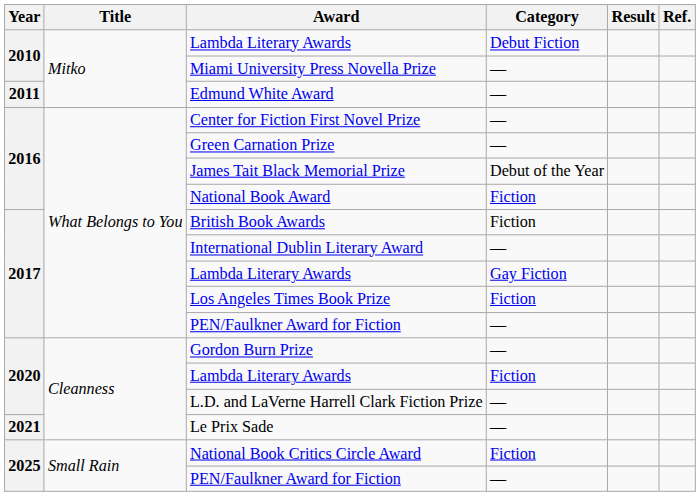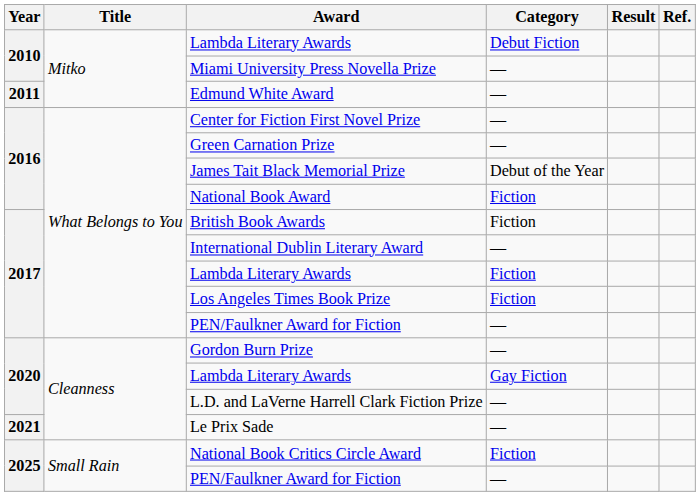(528, 273) Gay Fiction -> (513, 273) Fiction
(513, 376) Fiction -> (528, 376) Gay Fiction
